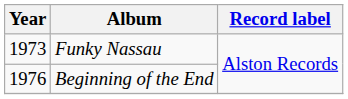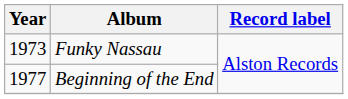(28, 78) 1976 -> (28, 78) 1977
